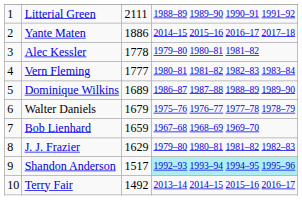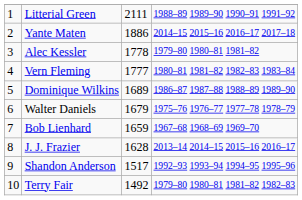(137, 147) 1629 -> (137, 147) 1628
(224, 147) 1979–80 1980–81 1981–82 1982–83 -> (224, 147) 2013–14 2014–15 2015–16 2016–17
(224, 166) paleturquoise background -> (224, 166) no background
(224, 185) 2013–14 2014–15 2015–16 2016–17 -> (224, 185) 1979–80 1980–81 1981–82 1982–83
